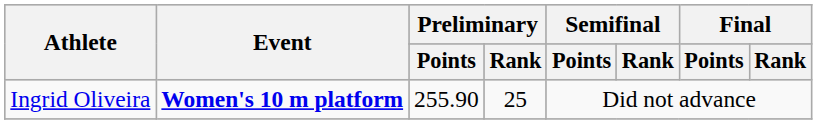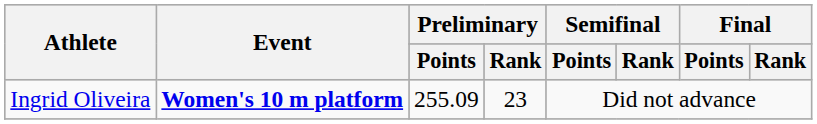(446, 99) 255.90 -> (446, 99) 255.09
(515, 99) 25 -> (515, 99) 23
